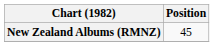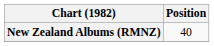(186, 32) 45 -> (186, 32) 40
